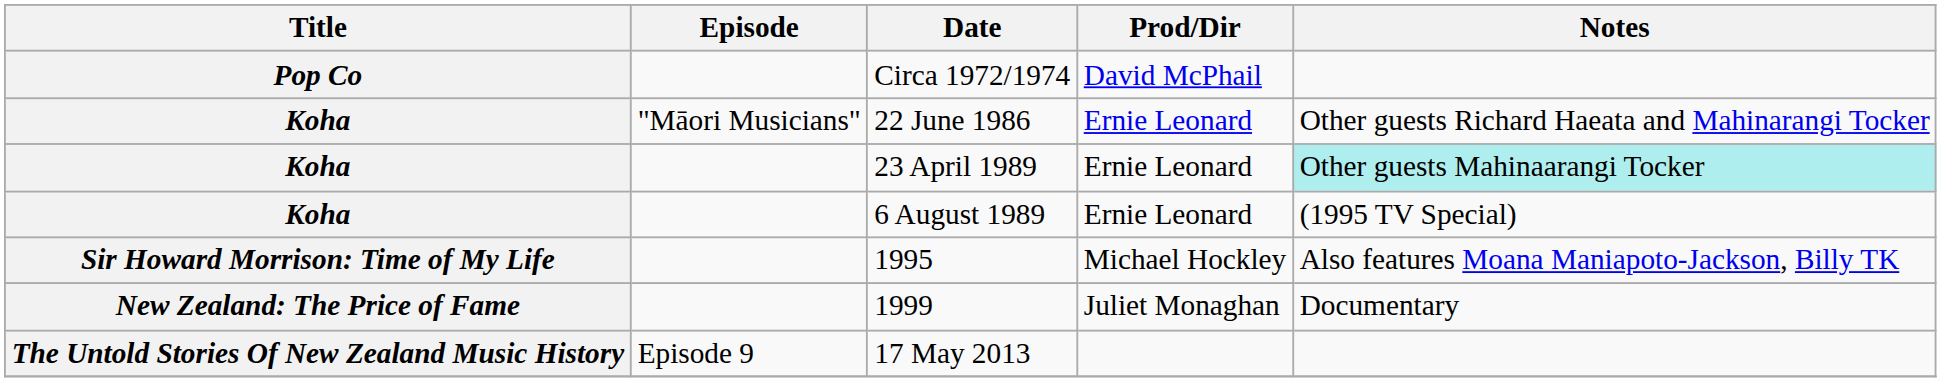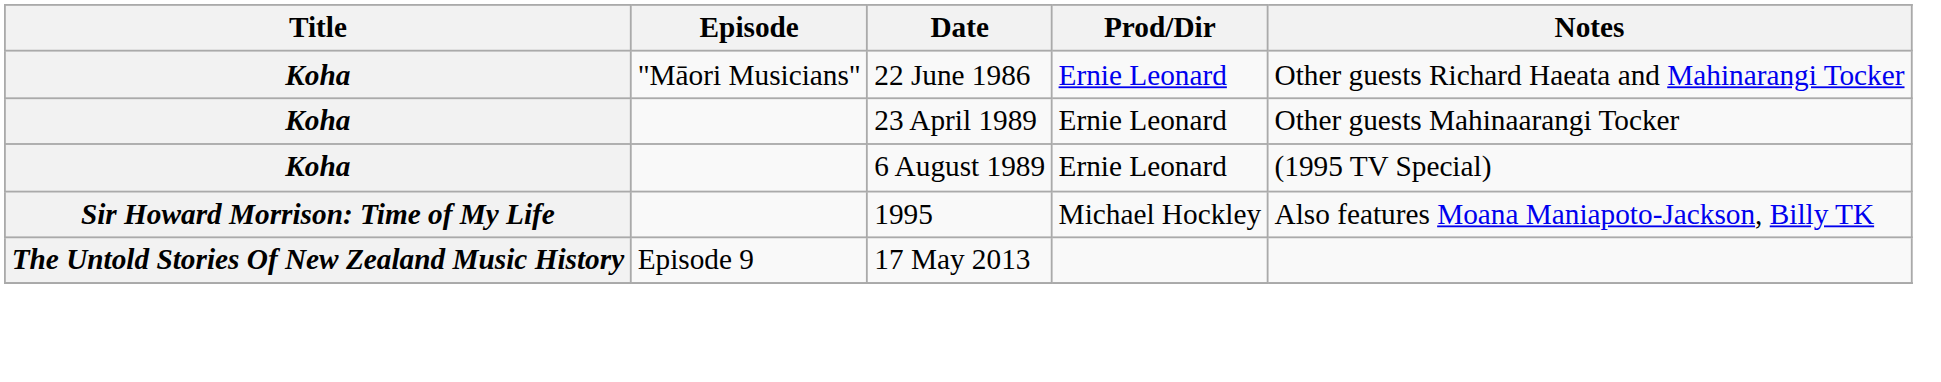- row: (972, 74)
(1502, 167) paleturquoise background -> (1477, 120) no background
- row: (904, 306)
